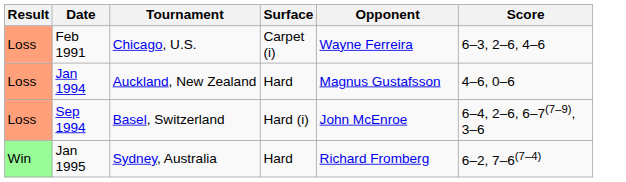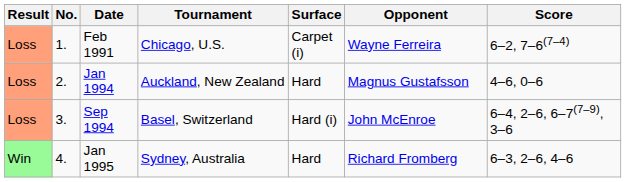+ column: (66, 15)
(503, 44) 6–3, 2–6, 4–6 -> (530, 44) 6–2, 7–6(7–4)
(502, 158) 6–2, 7–6(7–4) -> (532, 158) 6–3, 2–6, 4–6
